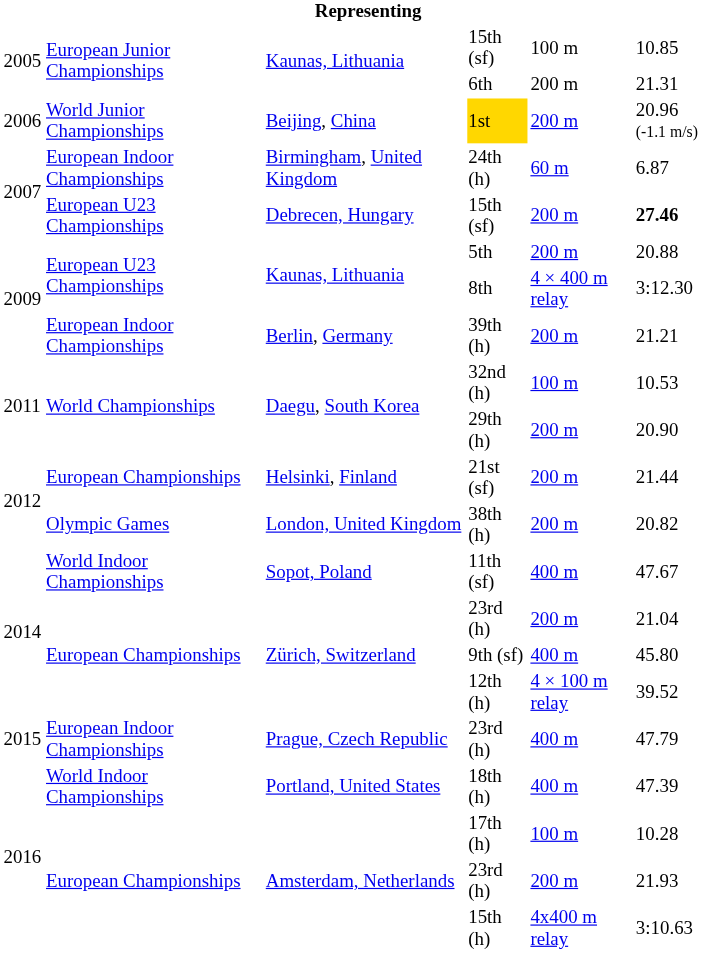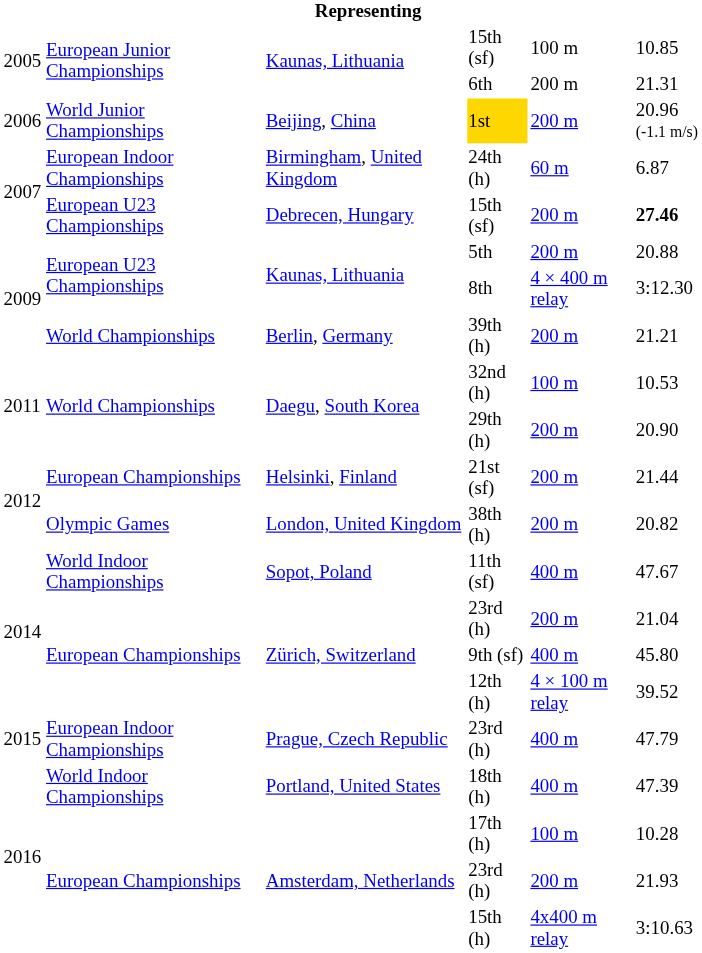(110, 335) European Indoor Championships -> (130, 335) World Championships
